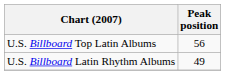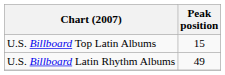(199, 43) 56 -> (199, 43) 15
